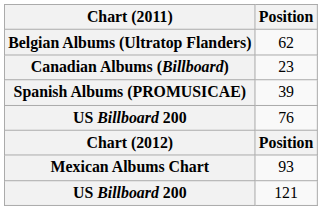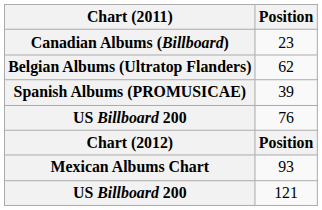rows swapped: (286, 42) <-> (286, 67)
